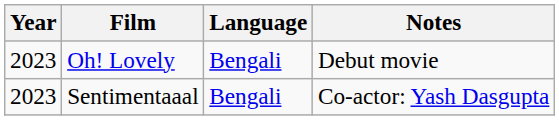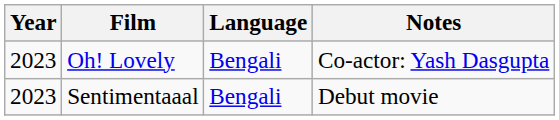(378, 59) Debut movie -> (434, 59) Co-actor: Yash Dasgupta
(434, 96) Co-actor: Yash Dasgupta -> (378, 96) Debut movie
